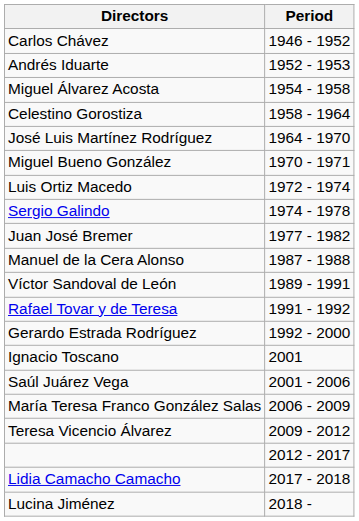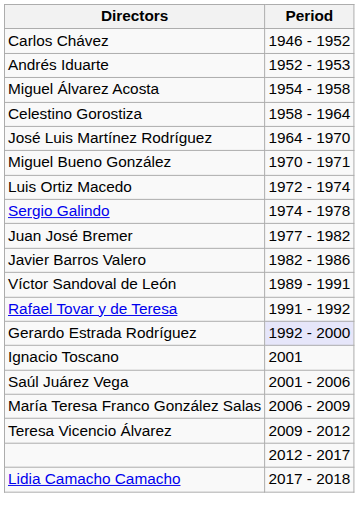+ row: (77, 260)
- row: (96, 260)
(309, 333) no background -> (309, 333) lavender background
- row: (61, 503)
